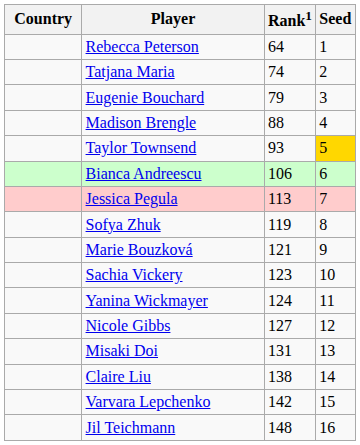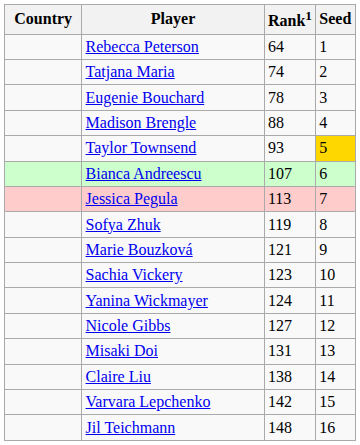(276, 97) 79 -> (276, 97) 78
(280, 173) 106 -> (280, 173) 107
